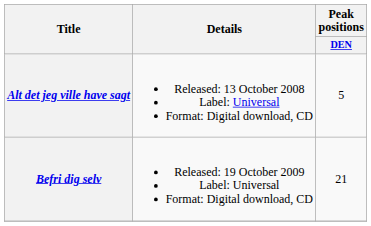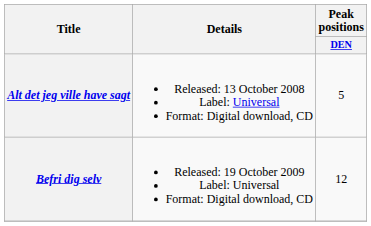(341, 179) 21 -> (341, 179) 12
